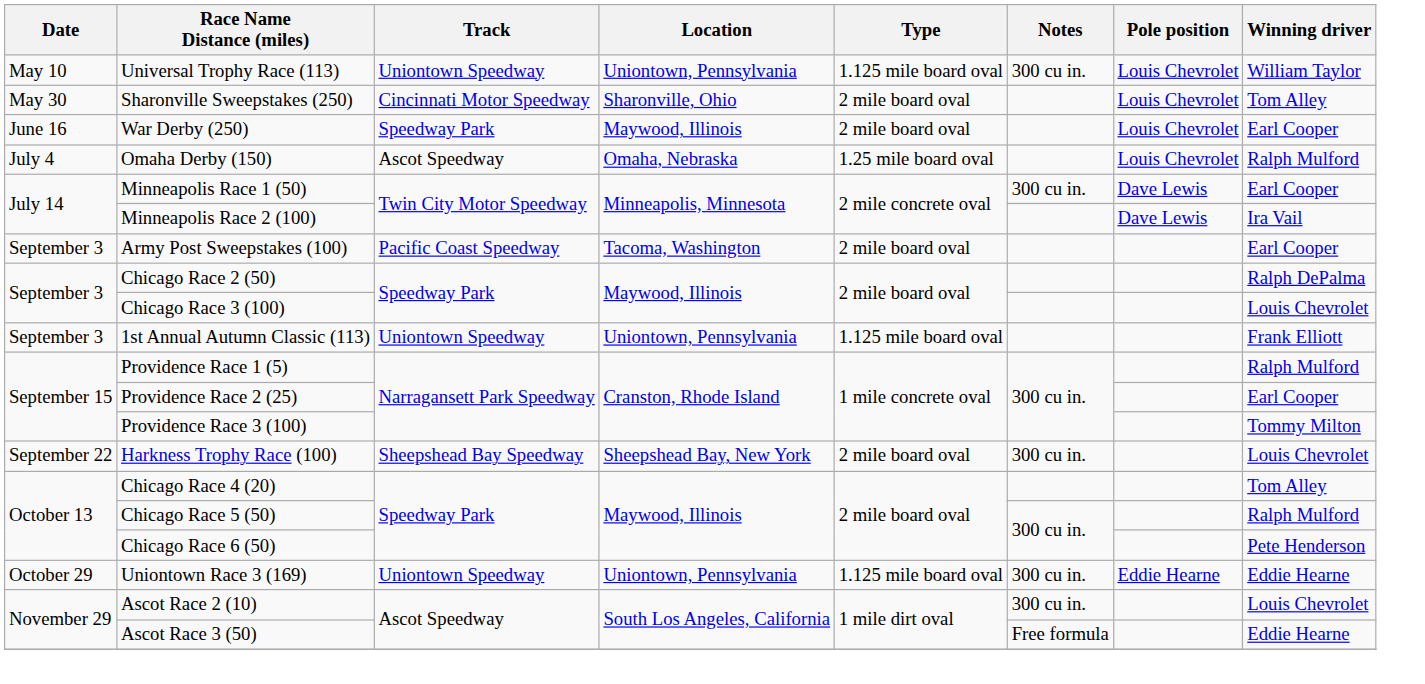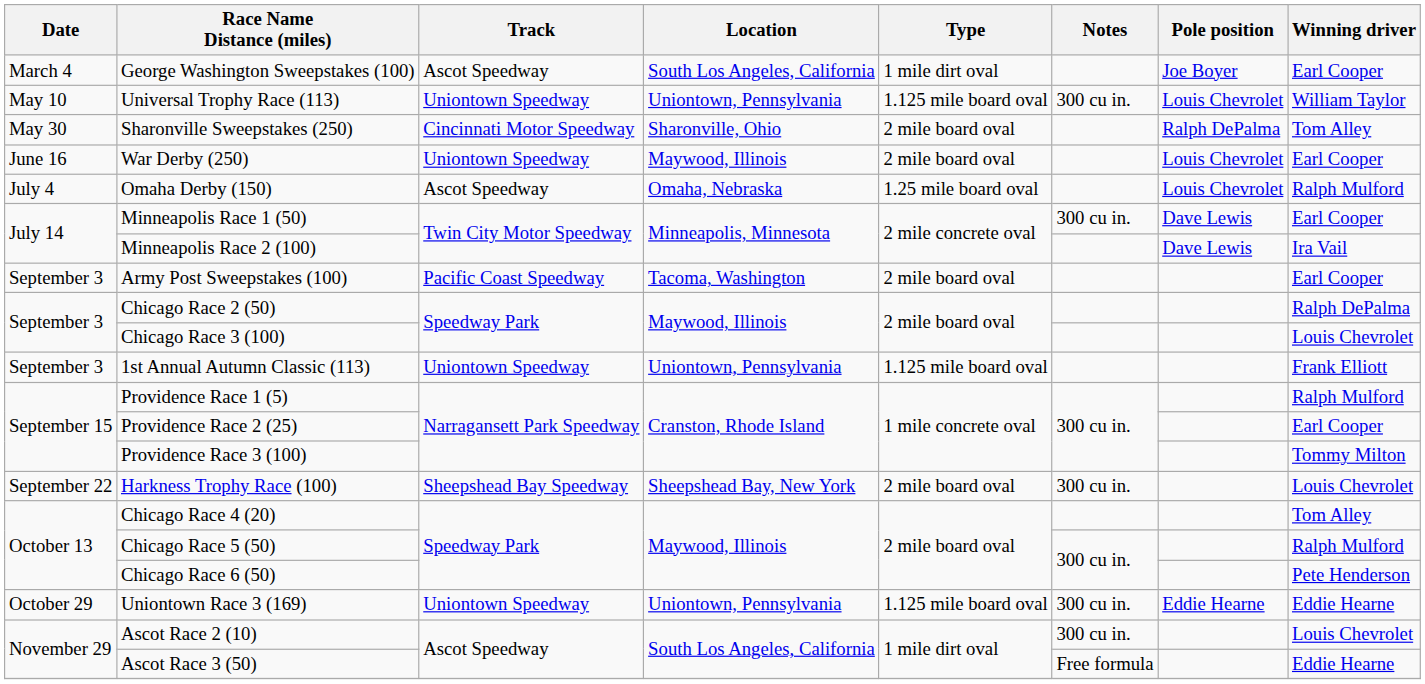+ row: (268, 70)
(1178, 99) Louis Chevrolet -> (1221, 129) Ralph DePalma
(436, 129) Speedway Park -> (506, 159) Uniontown Speedway
